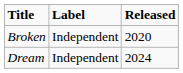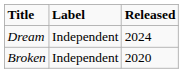rows swapped: (27, 36) <-> (26, 57)
